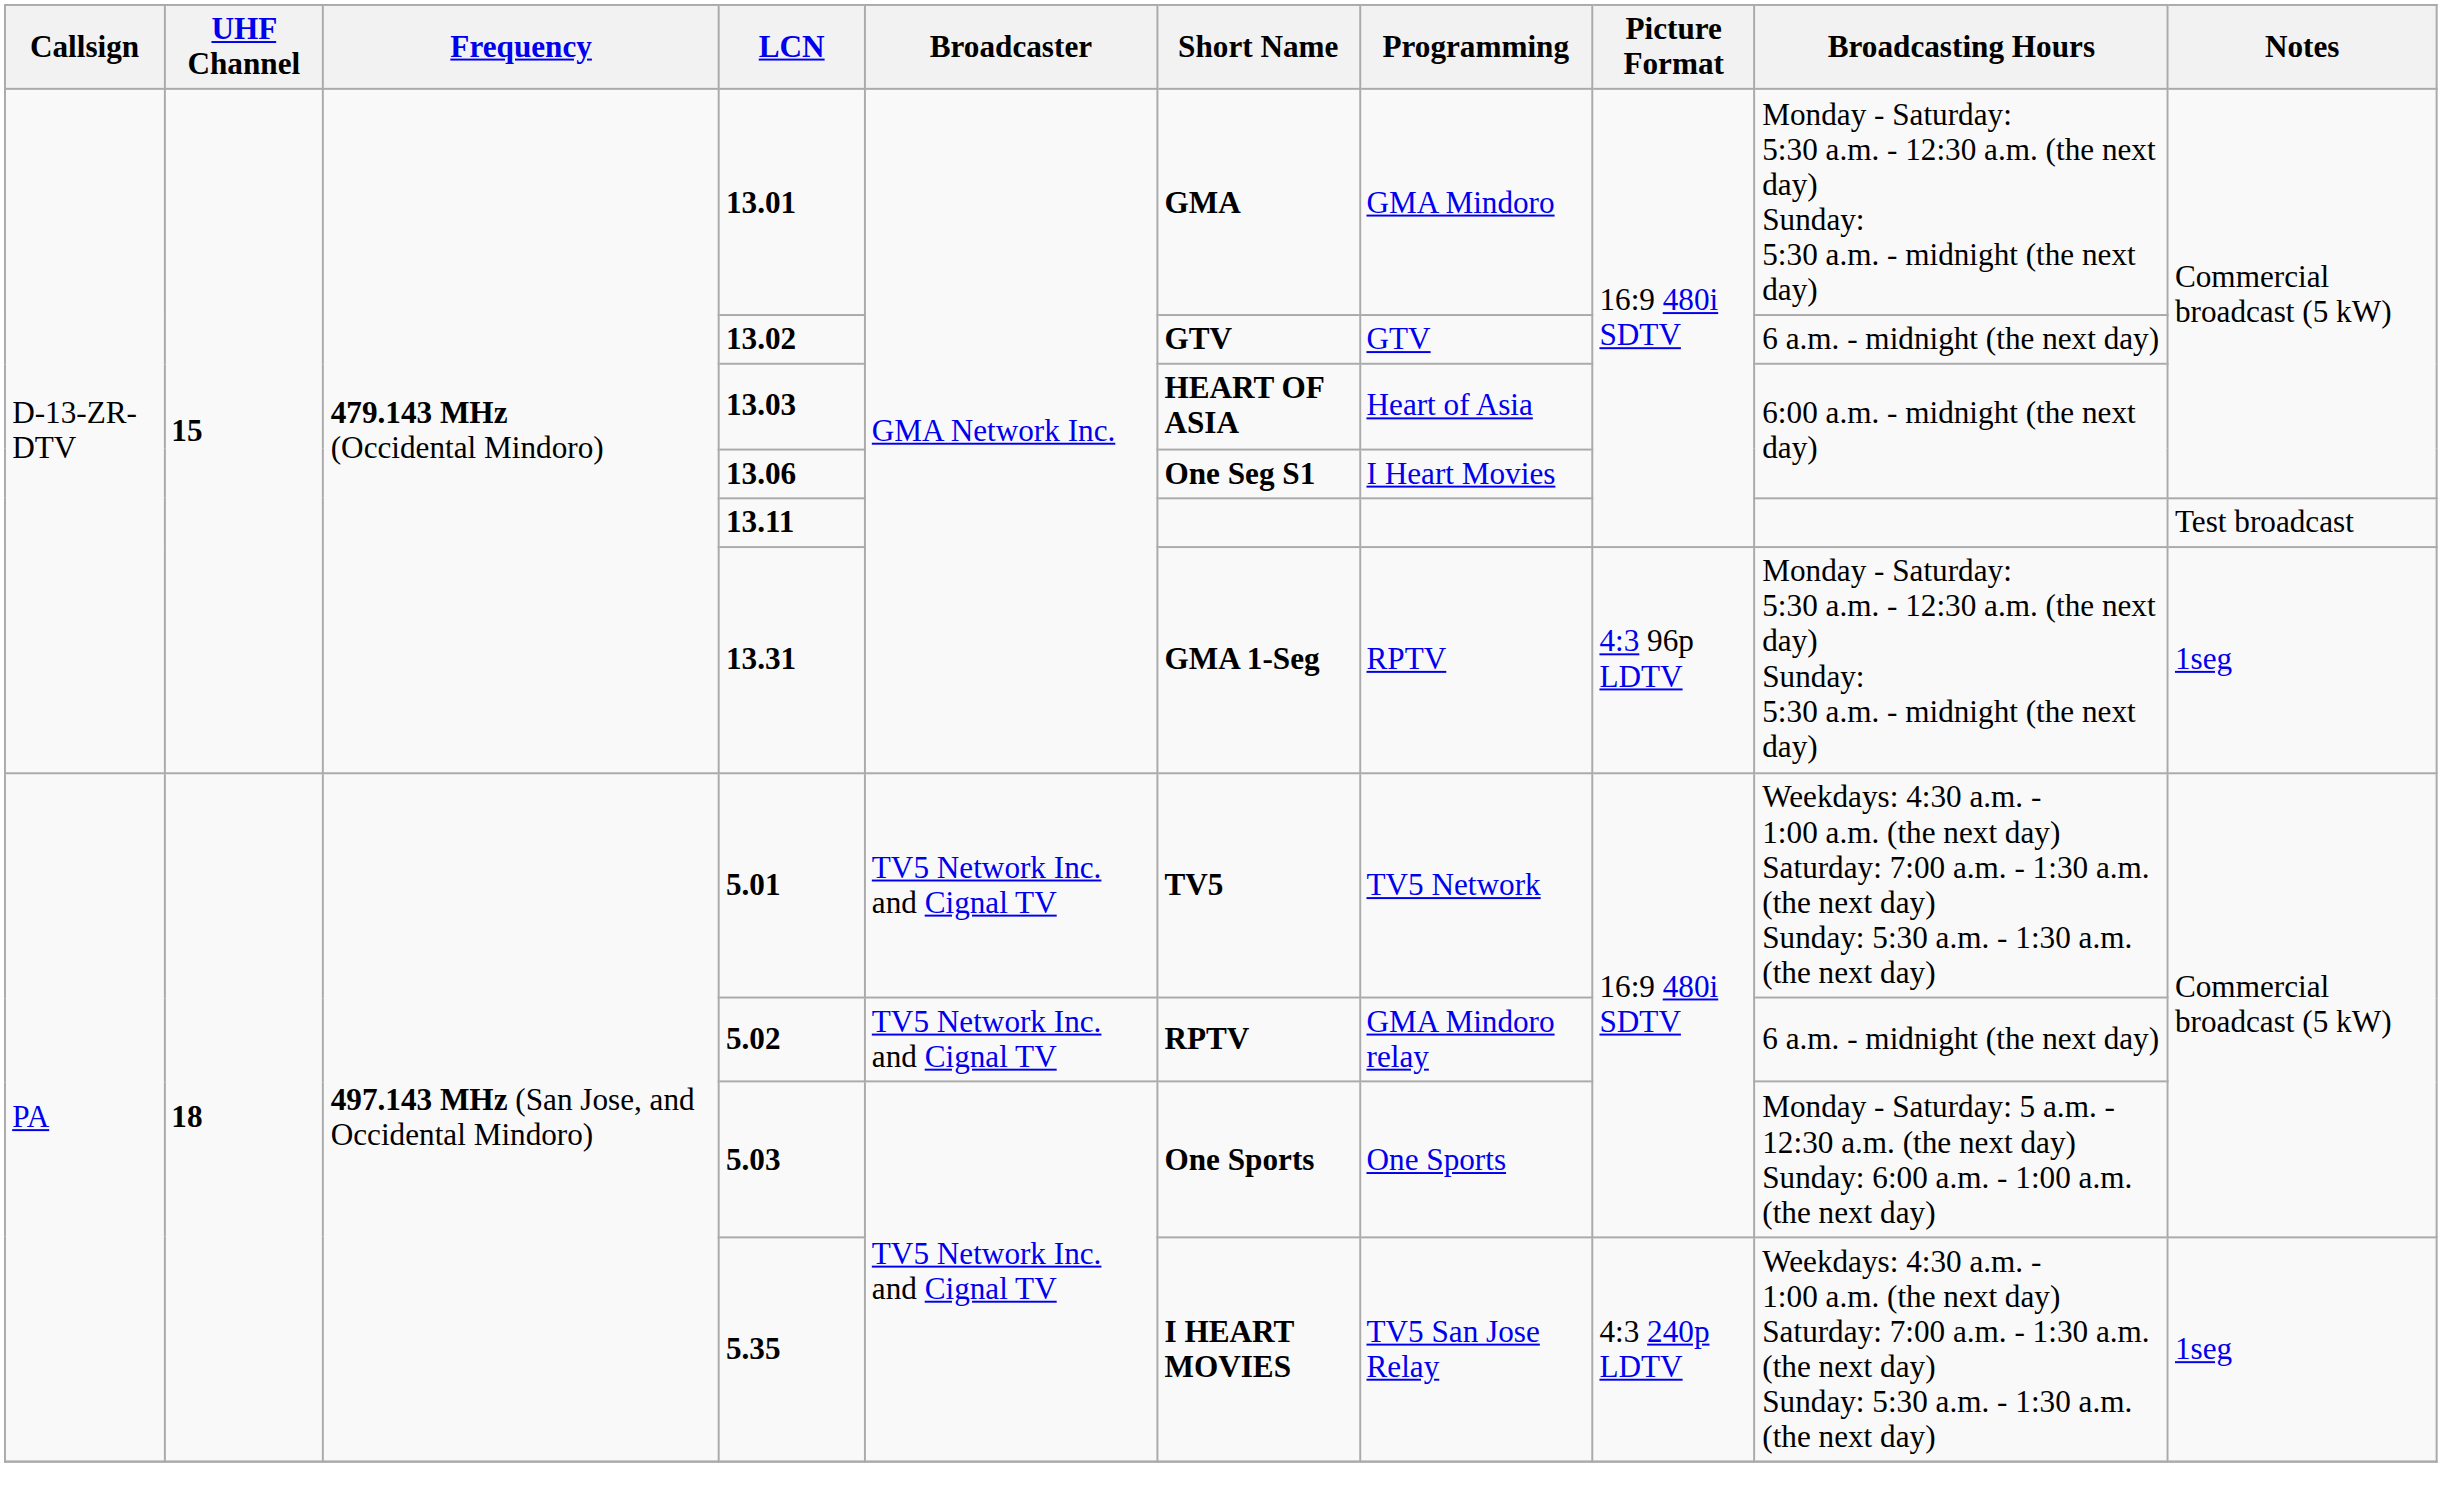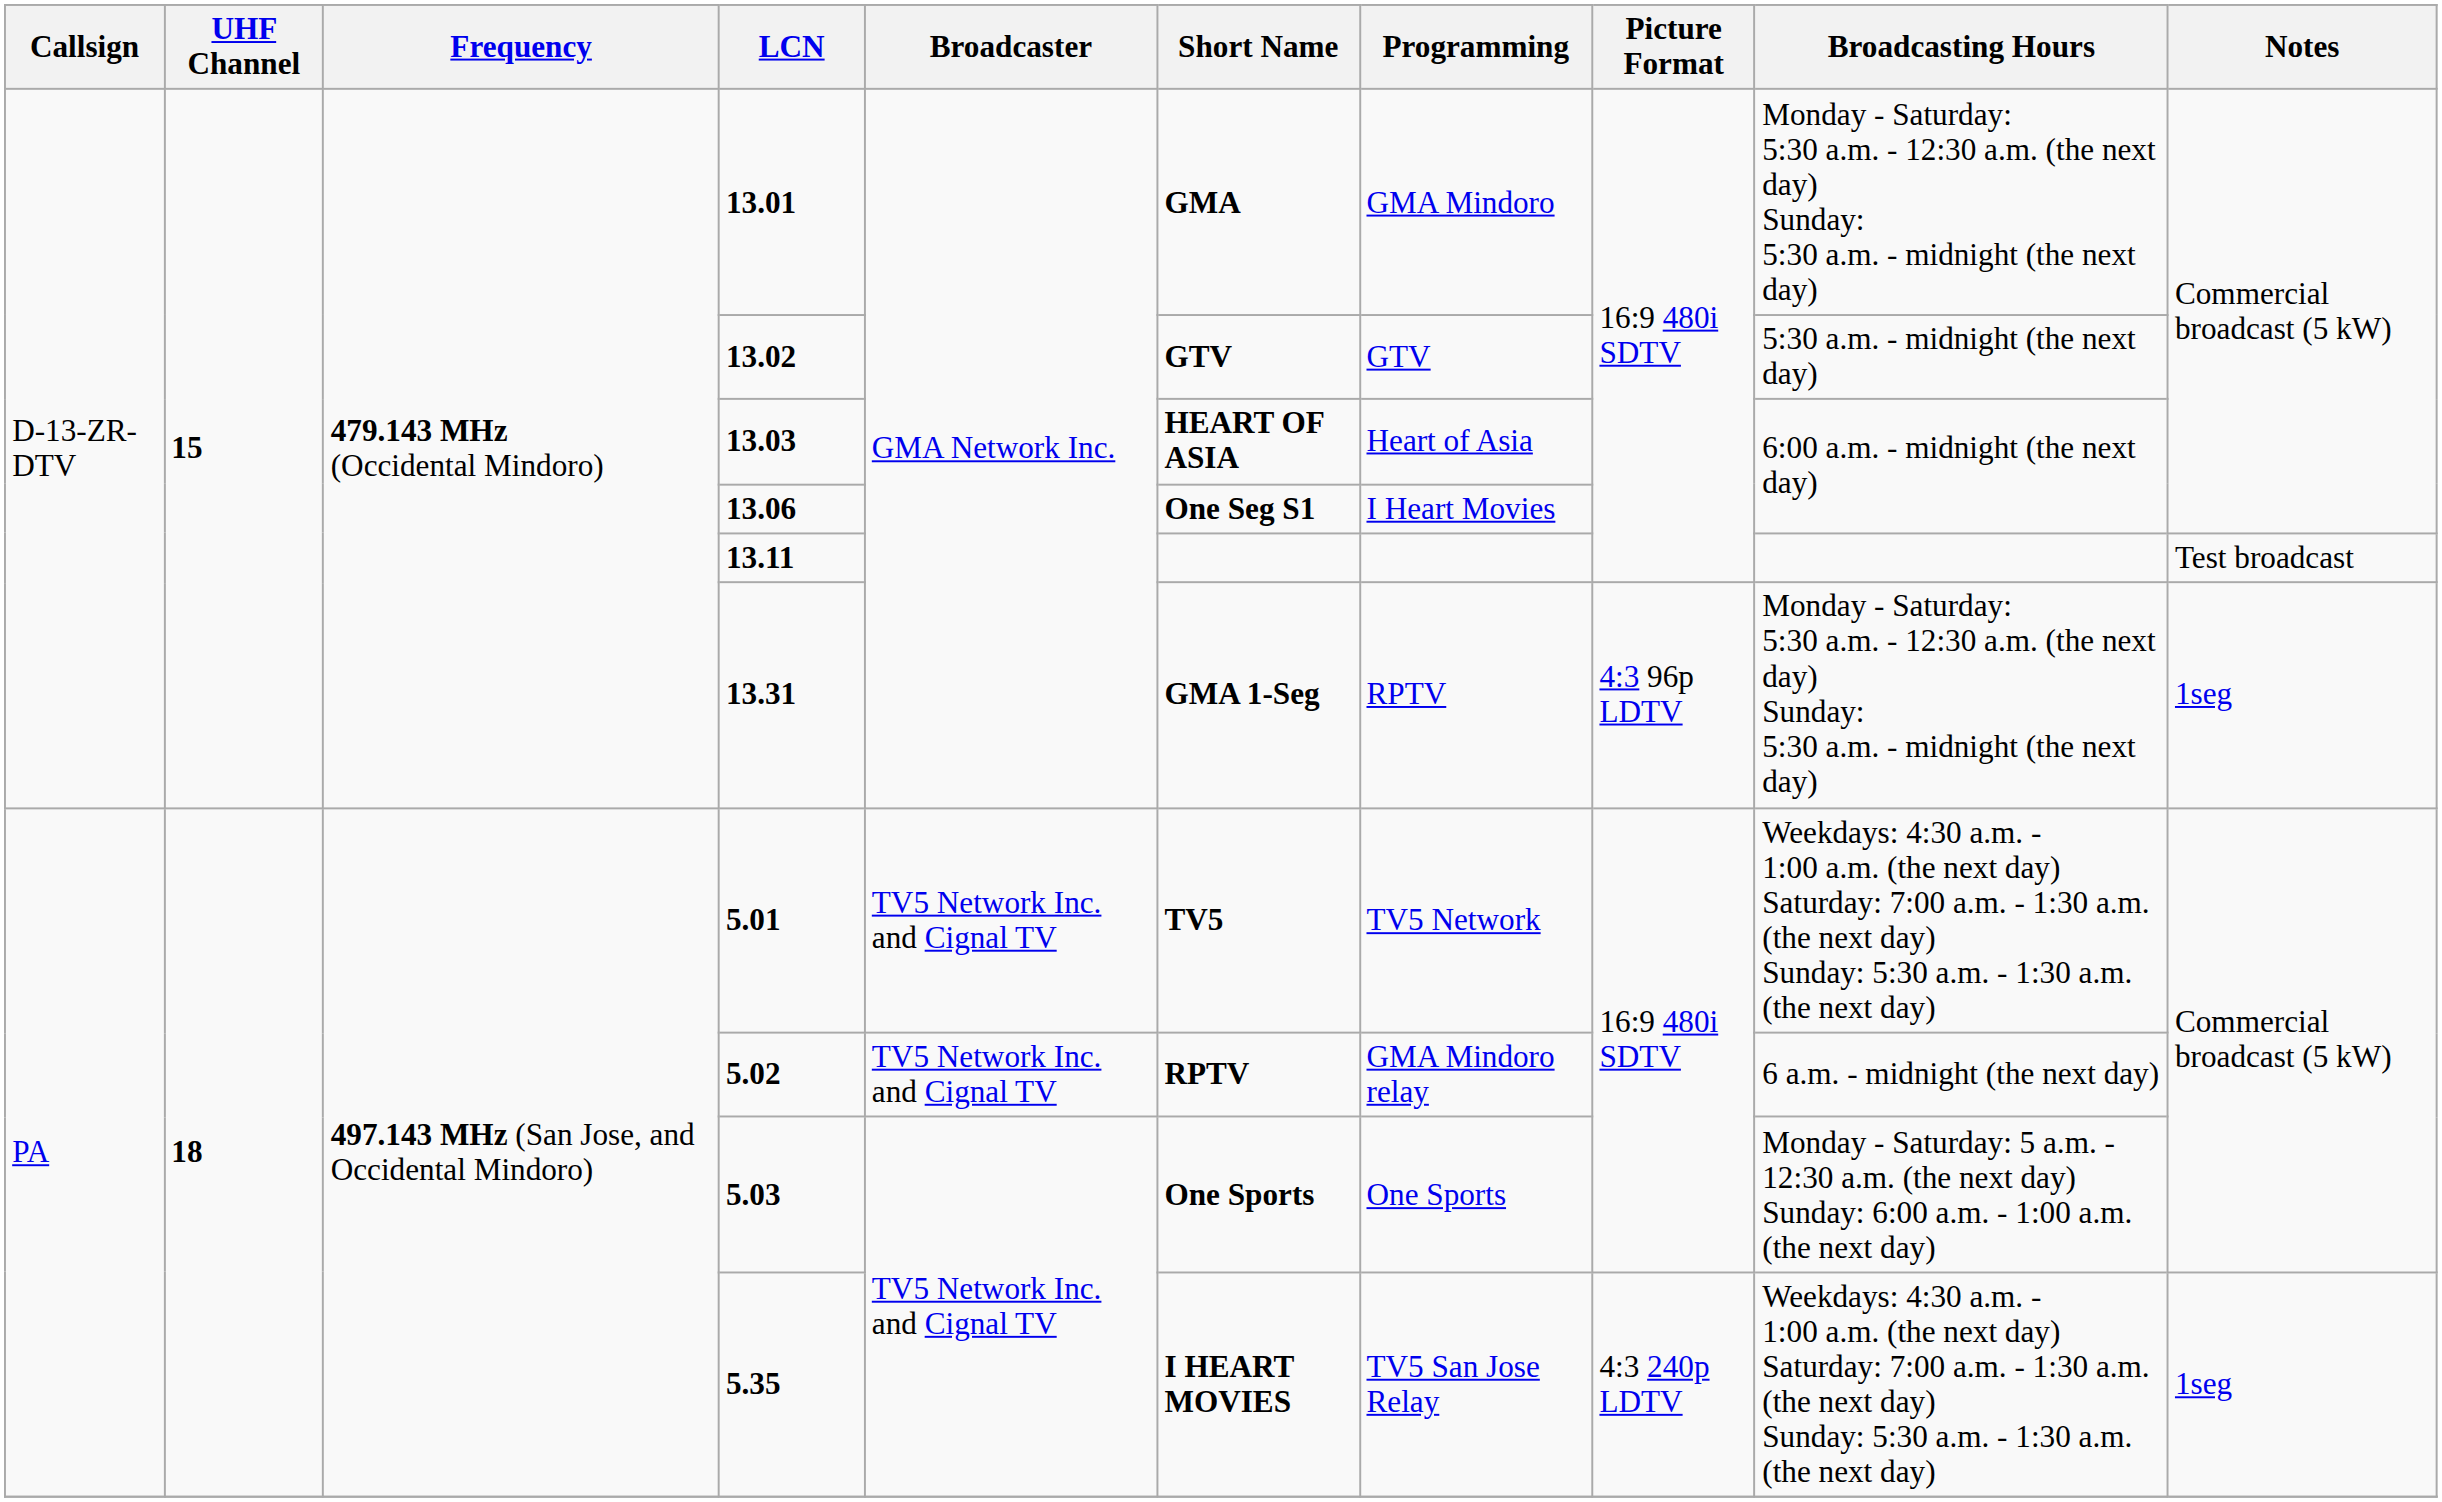(1961, 338) 6 a.m. - midnight (the next day) -> (1949, 356) 5:30 a.m. - midnight (the next day)
